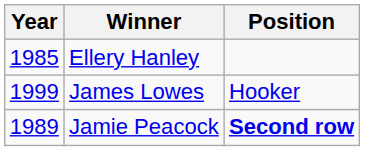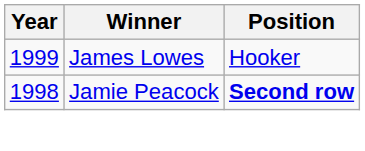- row: (134, 57)
(34, 127) 1989 -> (34, 92) 1998
